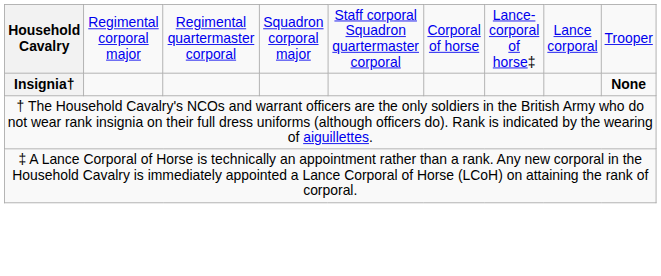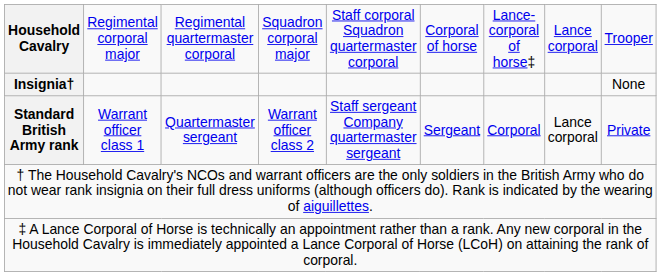(629, 84) bold -> (629, 84) normal
+ row: (44, 130)
